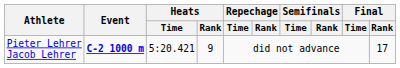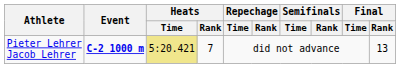(172, 49) no background -> (172, 49) khaki background
(210, 49) 9 -> (210, 49) 7
(382, 49) 17 -> (382, 49) 13
